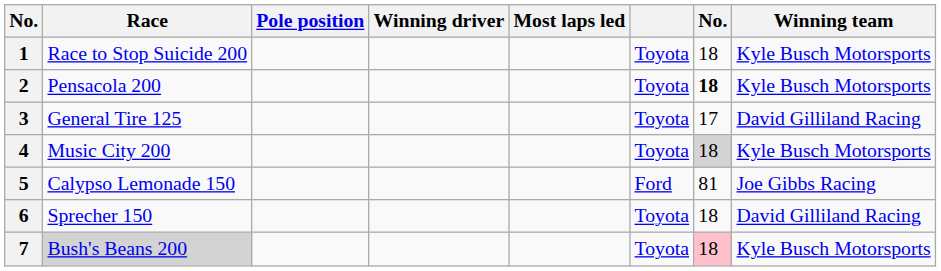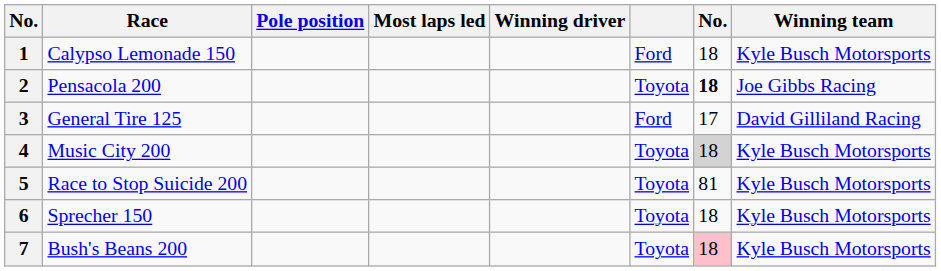columns swapped: (569, 20) <-> (439, 20)
(147, 53) Race to Stop Suicide 200 -> (141, 53) Calypso Lemonade 150
(662, 53) Toyota -> (653, 53) Ford
(834, 86) Kyle Busch Motorsports -> (806, 86) Joe Gibbs Racing
(662, 118) Toyota -> (653, 118) Ford
(141, 183) Calypso Lemonade 150 -> (147, 183) Race to Stop Suicide 200
(653, 183) Ford -> (662, 183) Toyota
(806, 183) Joe Gibbs Racing -> (834, 183) Kyle Busch Motorsports
(829, 216) David Gilliland Racing -> (834, 216) Kyle Busch Motorsports
(117, 249) lightgrey background -> (117, 249) no background
